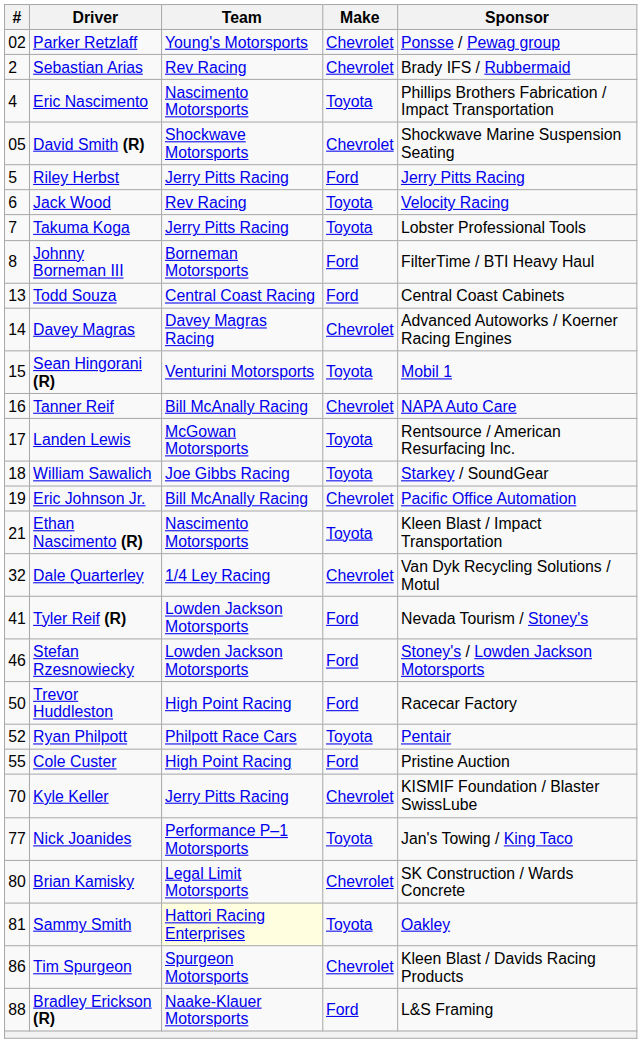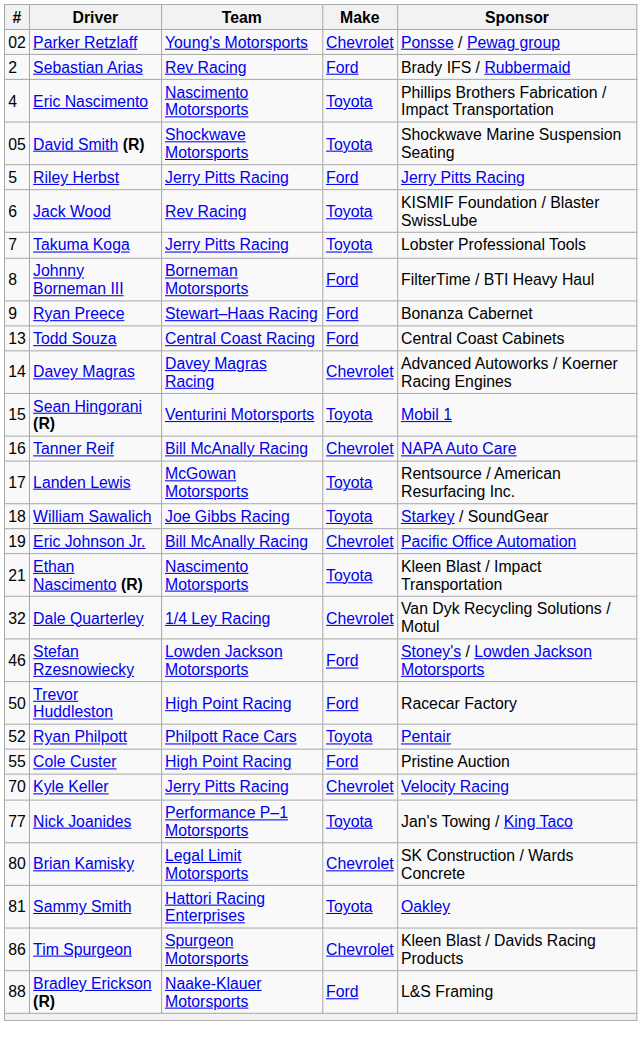(360, 67) Chevrolet -> (342, 67) Ford
(360, 144) Chevrolet -> (349, 144) Toyota
(455, 203) Velocity Racing -> (500, 212) KISMIF Foundation / Blaster SwissLube
+ row: (79, 313)
- row: (80, 618)
(500, 796) KISMIF Foundation / Blaster SwissLube -> (455, 787) Velocity Racing
(215, 924) lightyellow background -> (215, 907) no background
